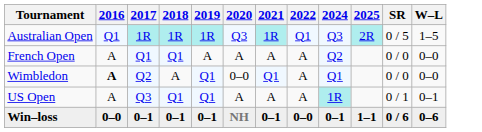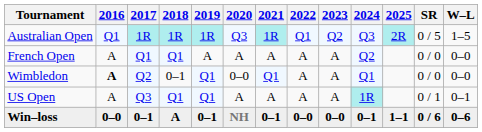+ column: (335, 14)
(175, 76) A -> (175, 76) 0–1
(175, 117) 0–1 -> (175, 117) A
